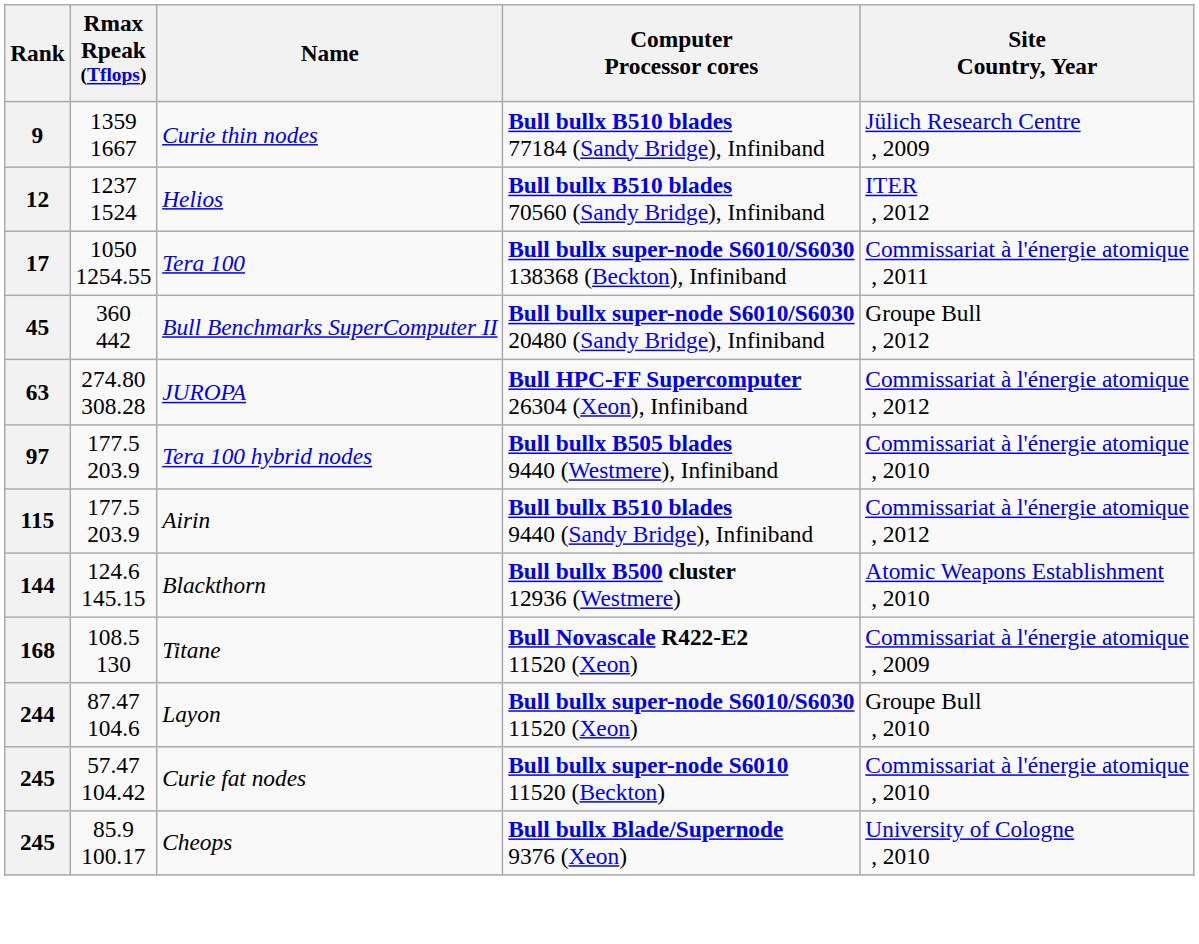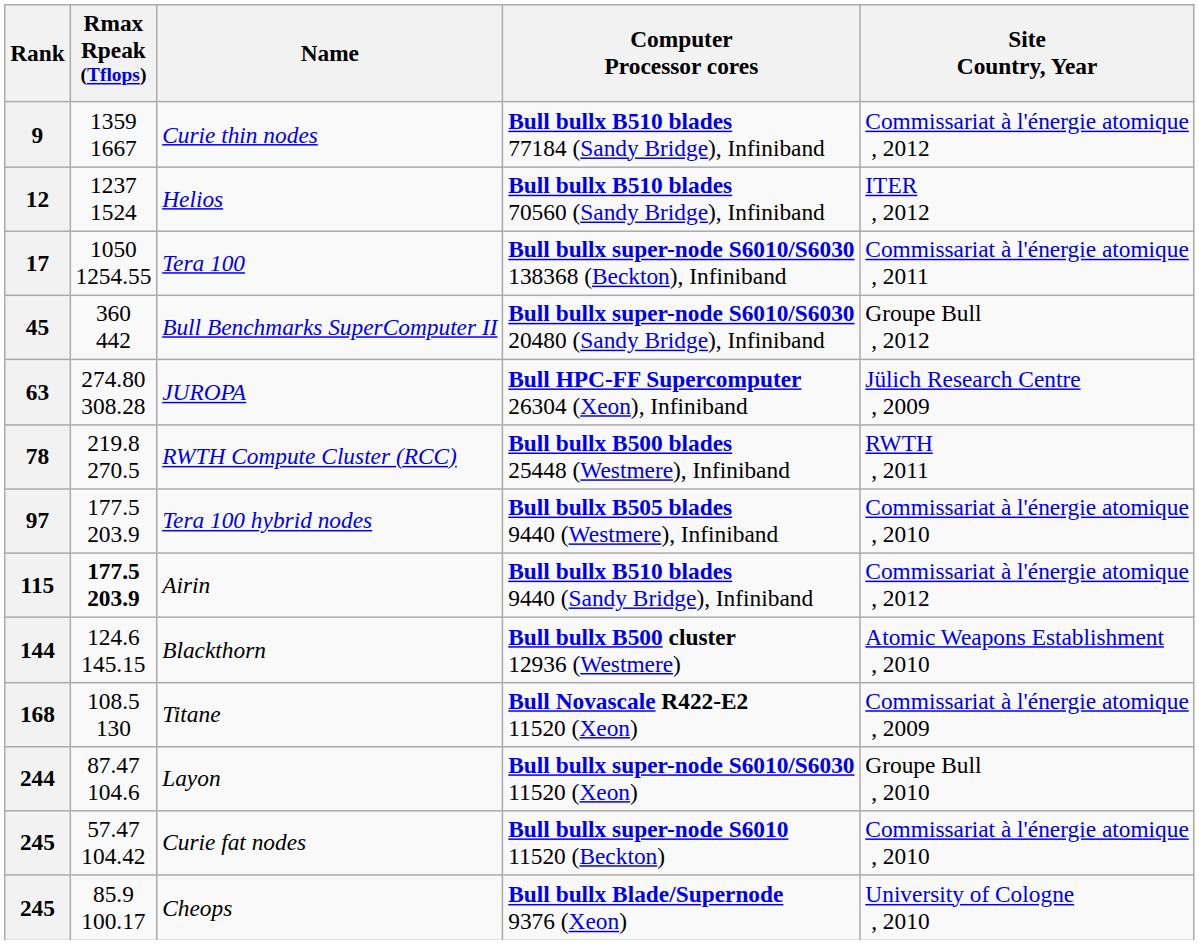(973, 133) Jülich Research Centre , 2009 -> (1027, 133) Commissariat à l'énergie atomique , 2012
(1027, 391) Commissariat à l'énergie atomique , 2012 -> (973, 391) Jülich Research Centre , 2009
+ row: (37, 456)
(113, 520) normal -> (113, 585) bold
